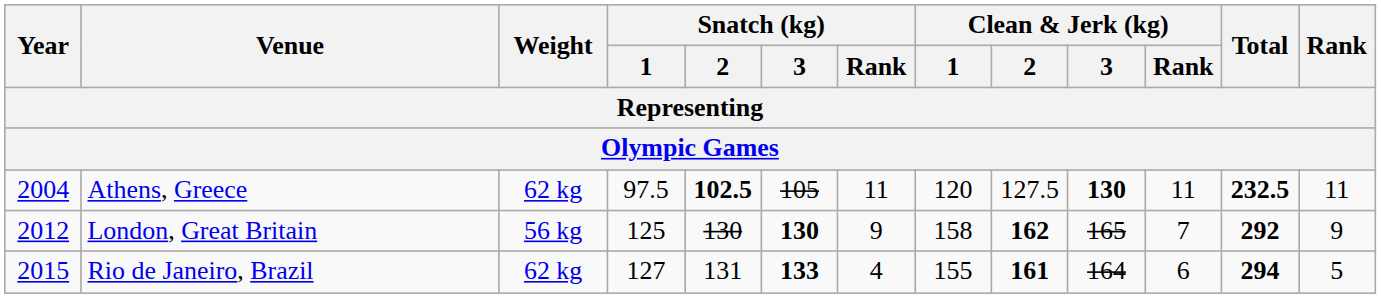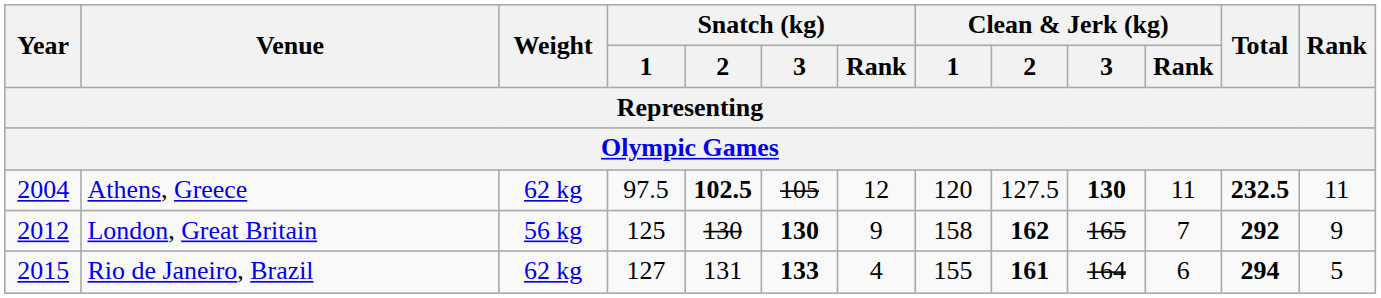(876, 189) 11 -> (876, 189) 12
